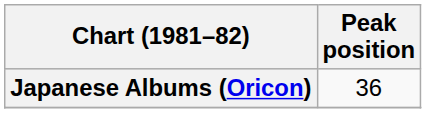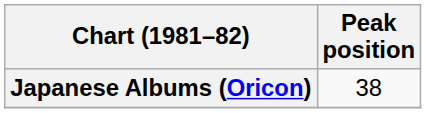(369, 88) 36 -> (369, 88) 38
